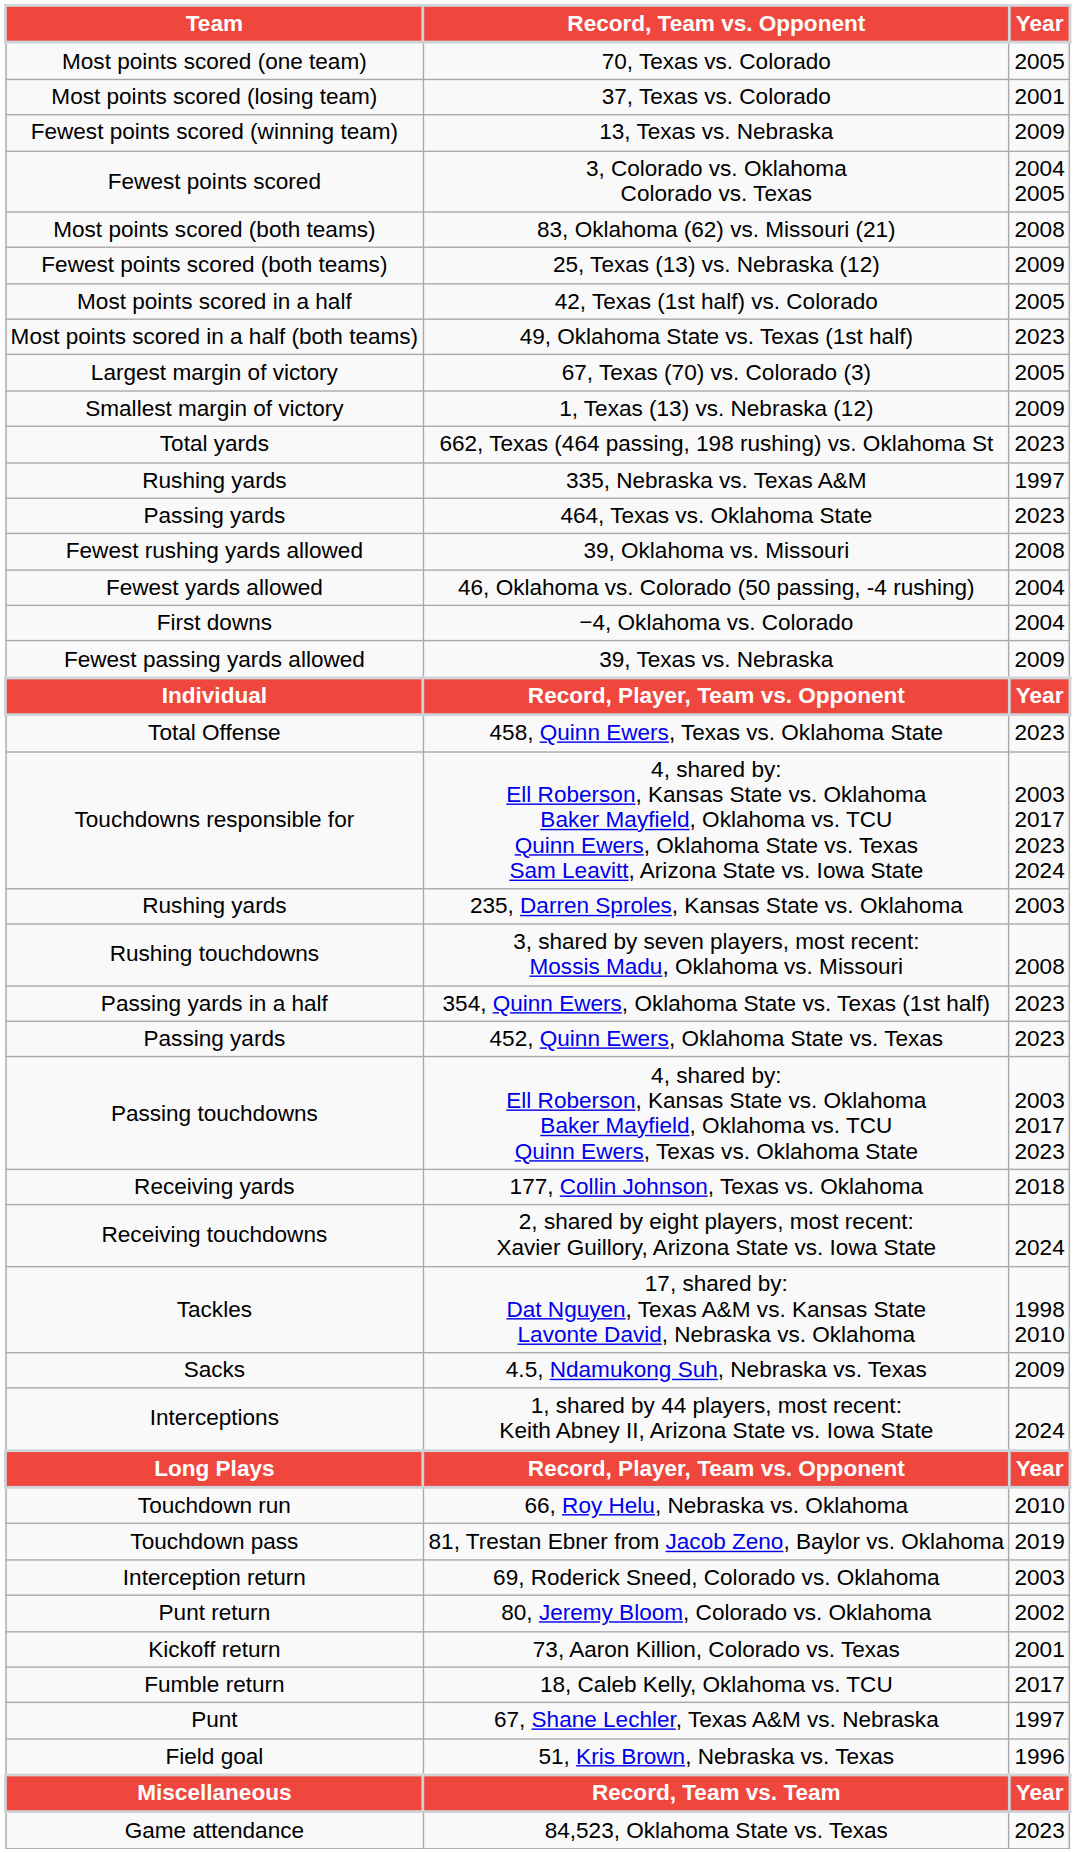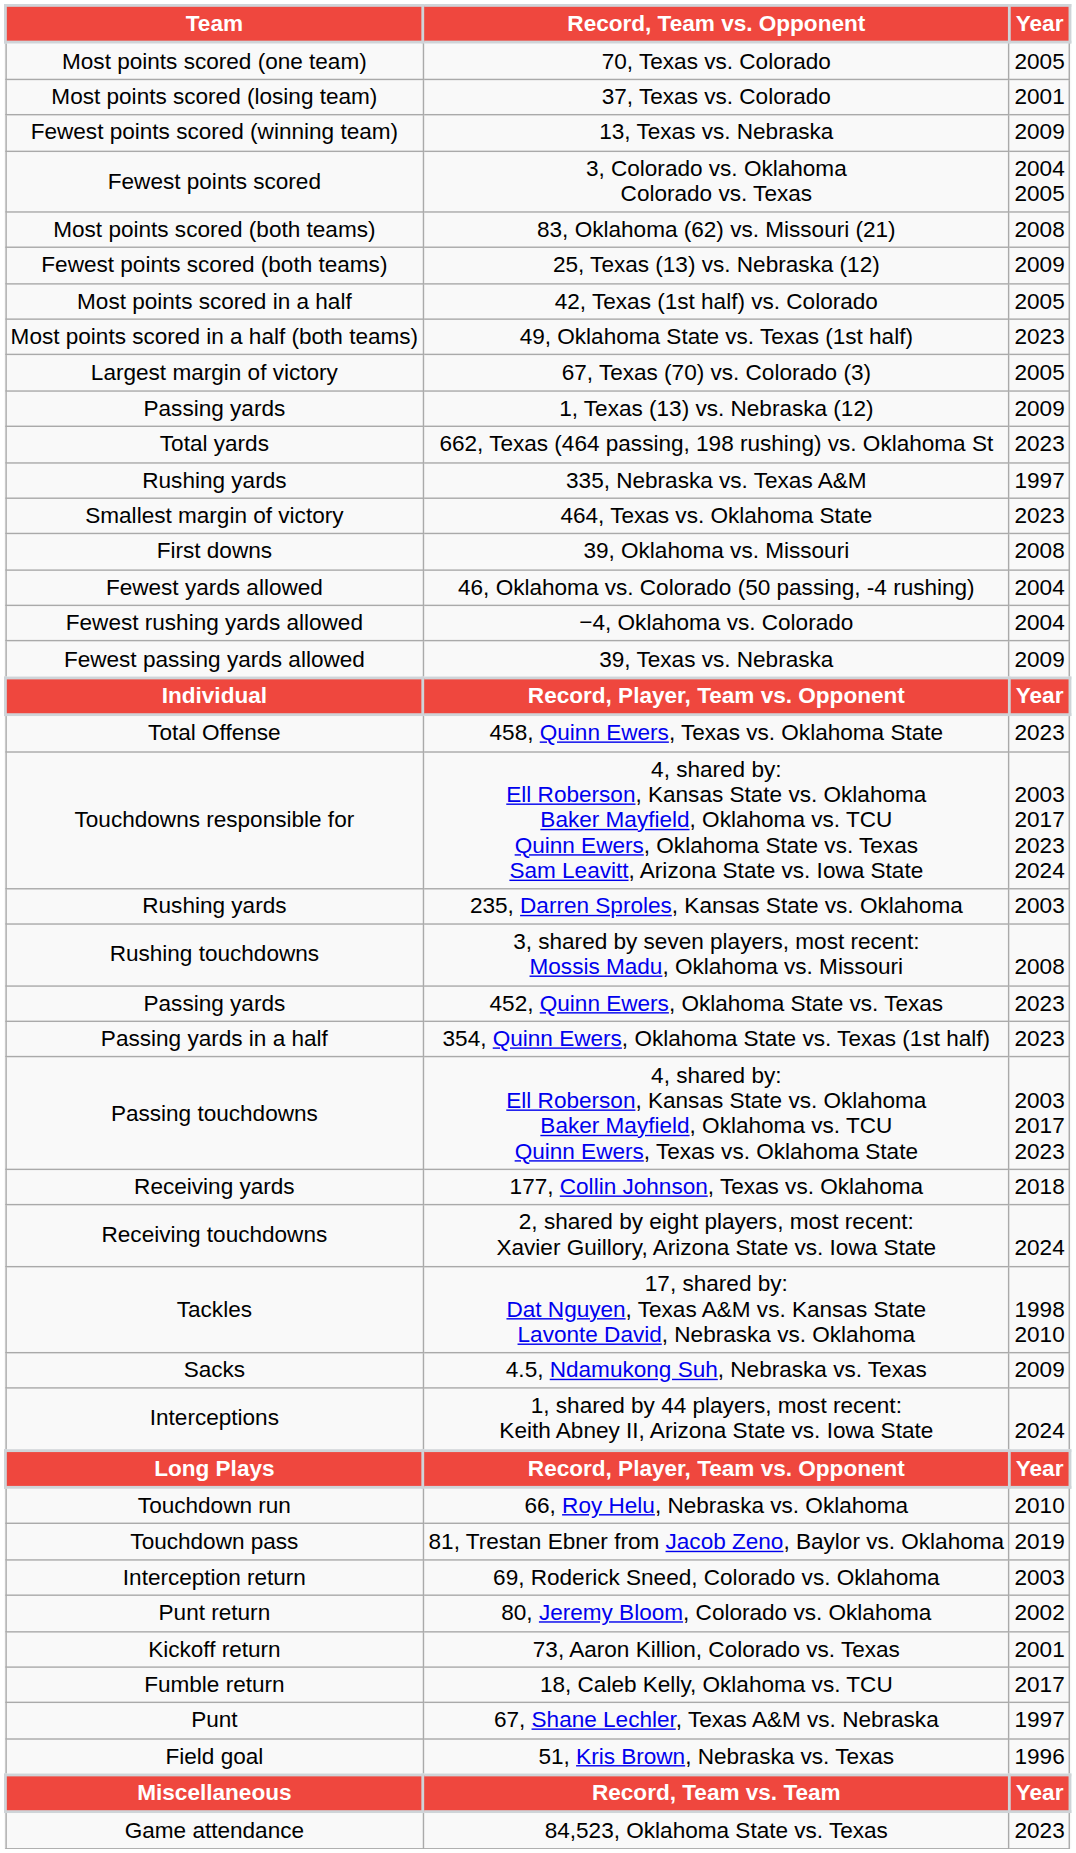(214, 408) Smallest margin of victory -> (214, 408) Passing yards
(214, 515) Passing yards -> (214, 515) Smallest margin of victory
(214, 551) Fewest rushing yards allowed -> (214, 551) First downs
(214, 623) First downs -> (214, 623) Fewest rushing yards allowed
rows swapped: (716, 1038) <-> (716, 1003)
